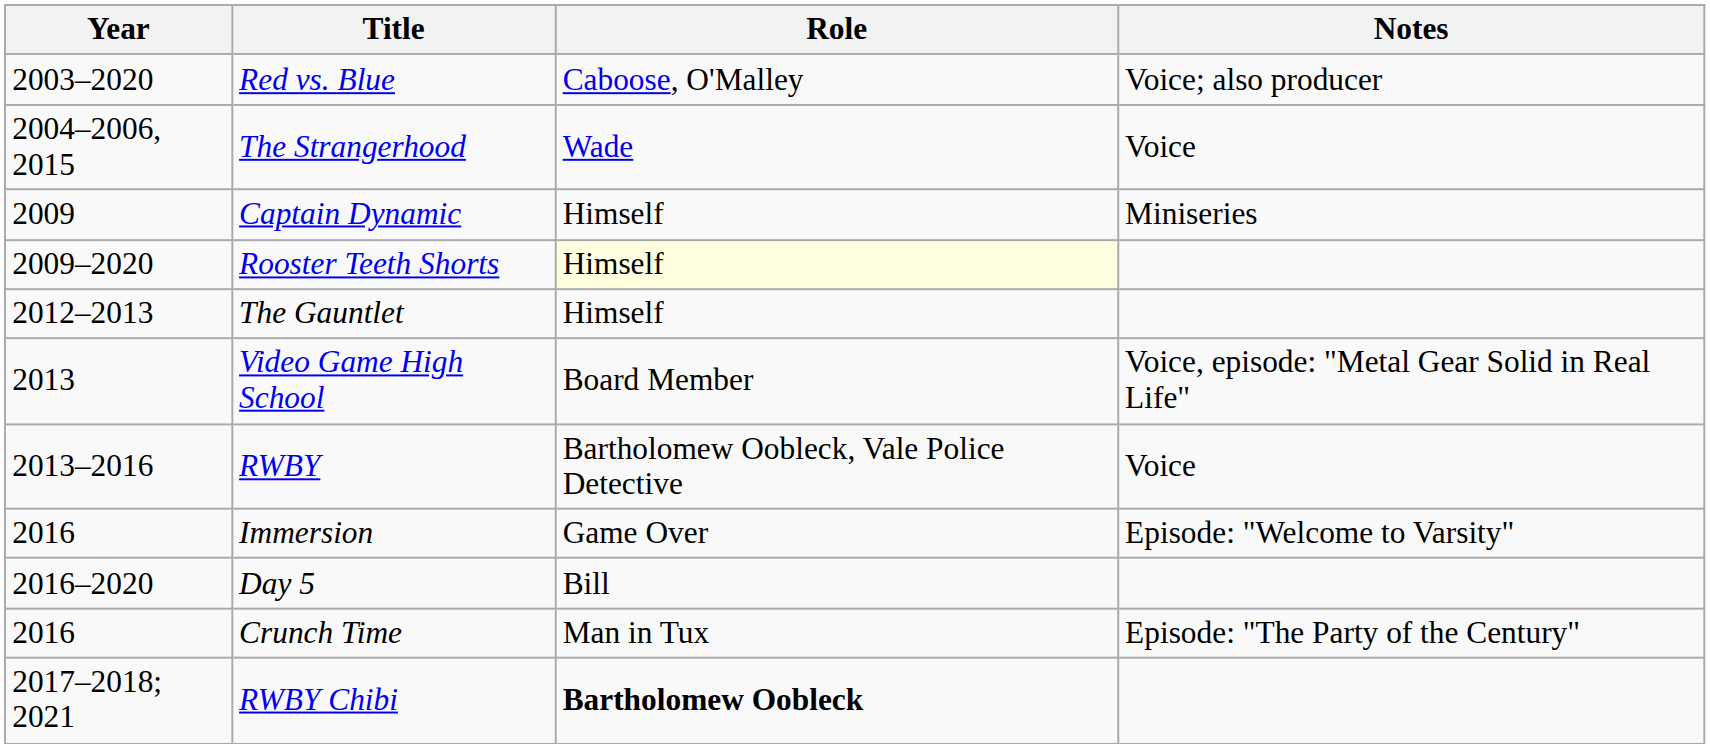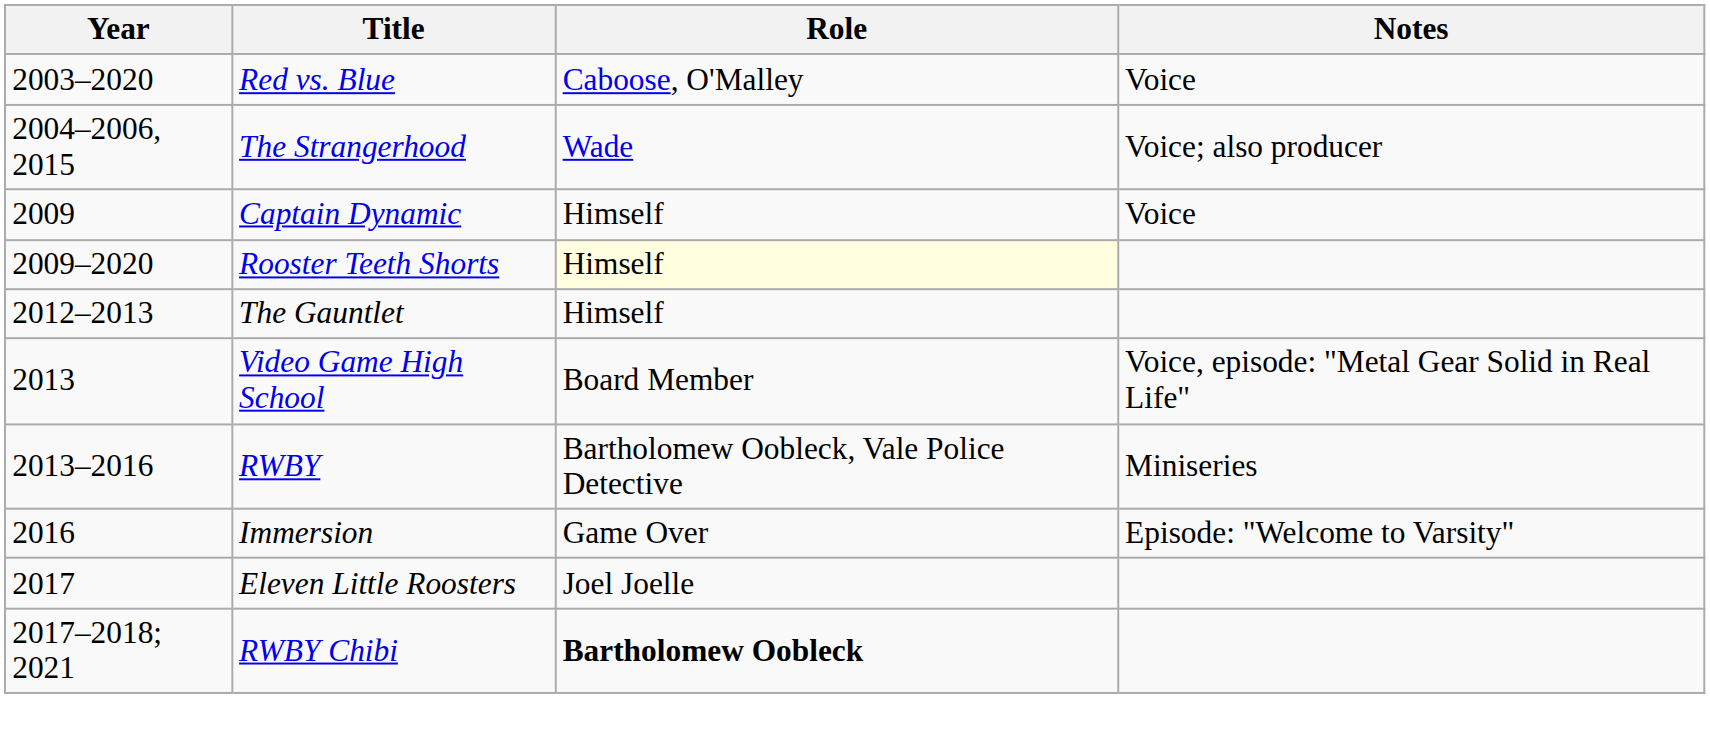(1254, 79) Voice; also producer -> (1161, 79) Voice
(1161, 146) Voice -> (1254, 146) Voice; also producer
(1191, 213) Miniseries -> (1161, 213) Voice
(1161, 465) Voice -> (1191, 465) Miniseries
- row: (277, 582)
- row: (321, 632)
+ row: (378, 582)
